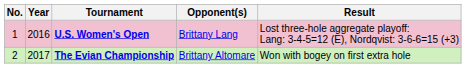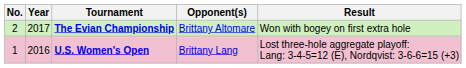rows swapped: (102, 34) <-> (114, 55)
